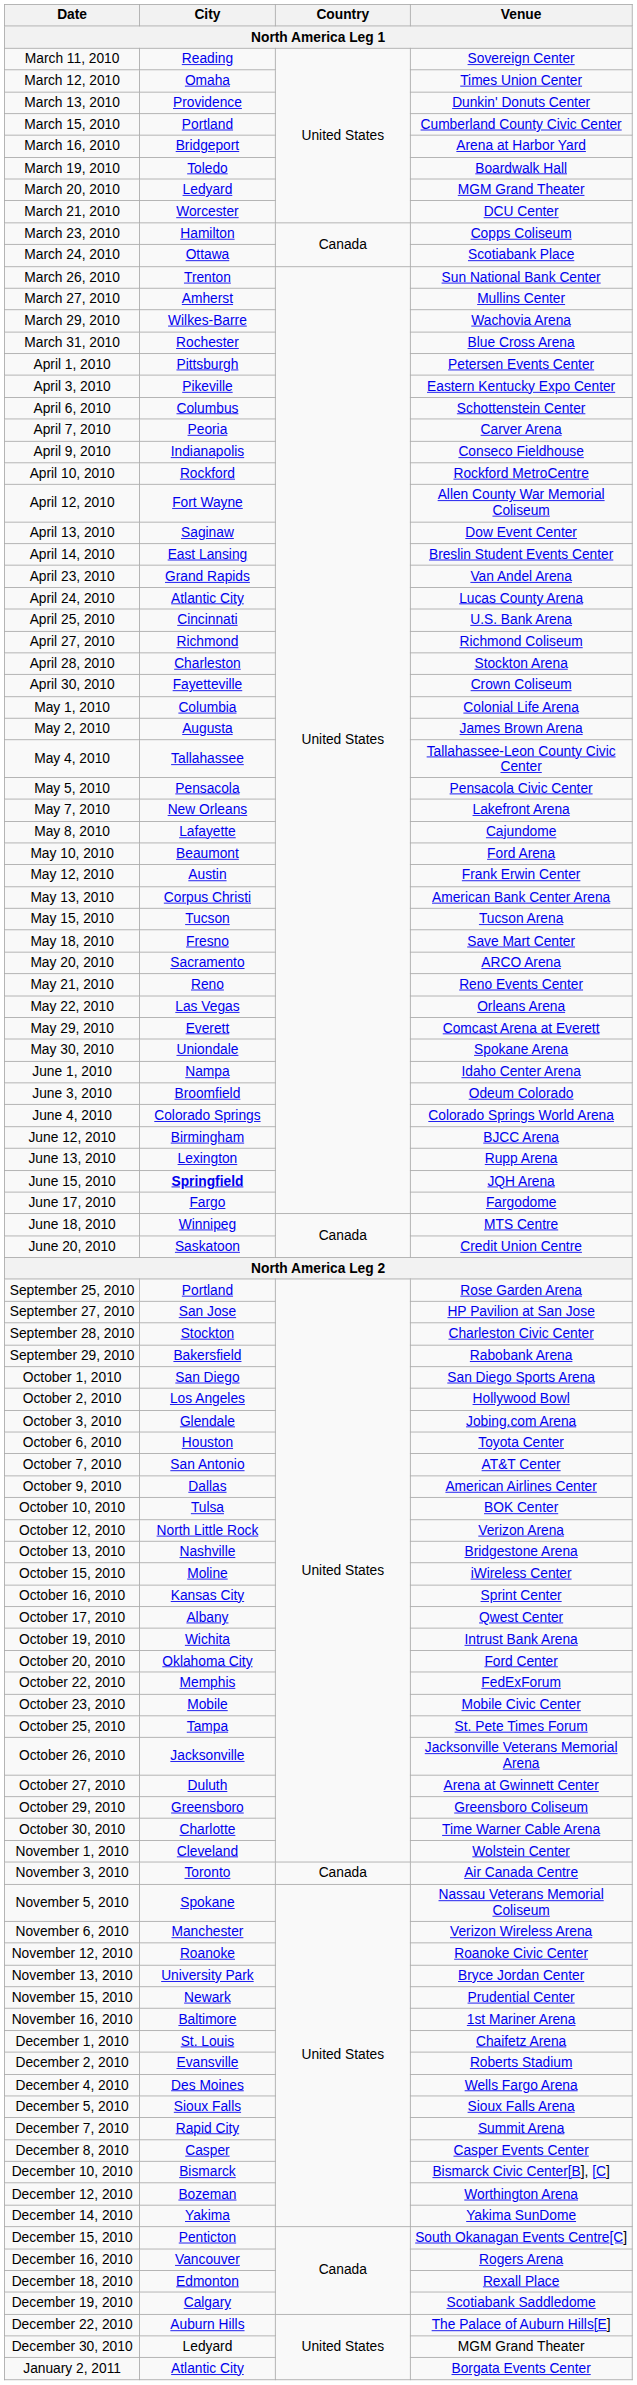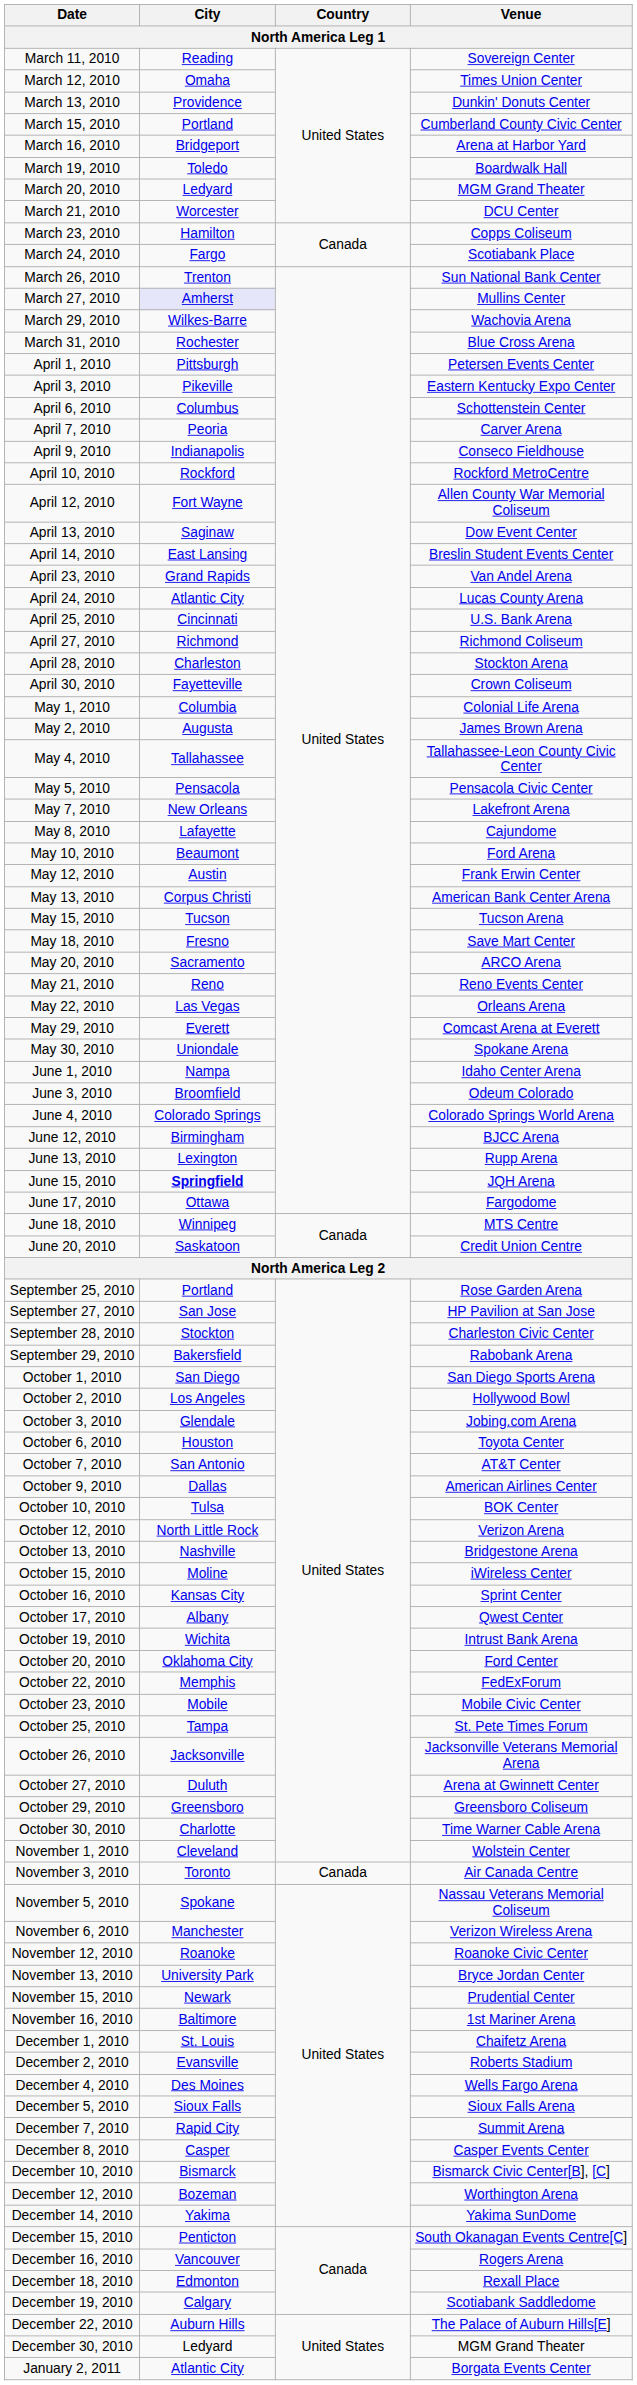(207, 255) Ottawa -> (207, 255) Fargo
(207, 299) no background -> (207, 299) lavender background
(207, 1202) Fargo -> (207, 1202) Ottawa
